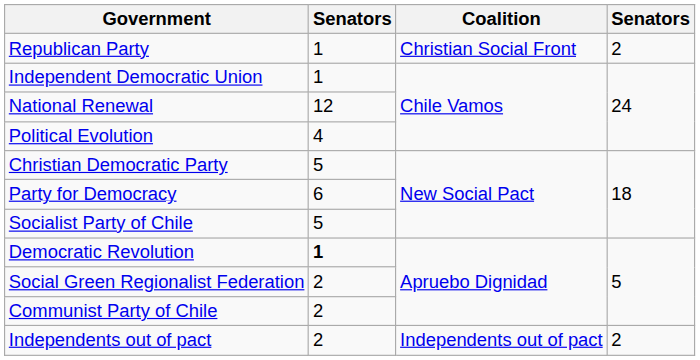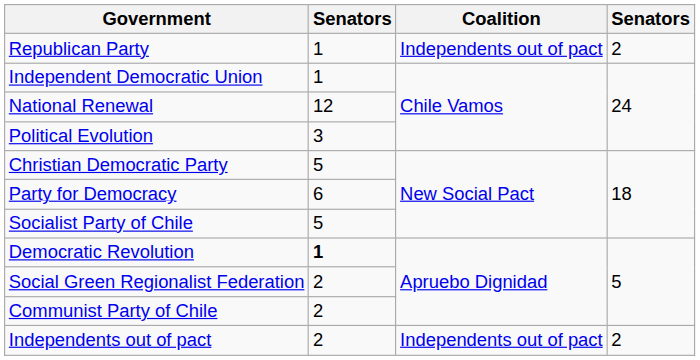(488, 48) Christian Social Front -> (501, 48) Independents out of pact
(318, 135) 4 -> (318, 135) 3
